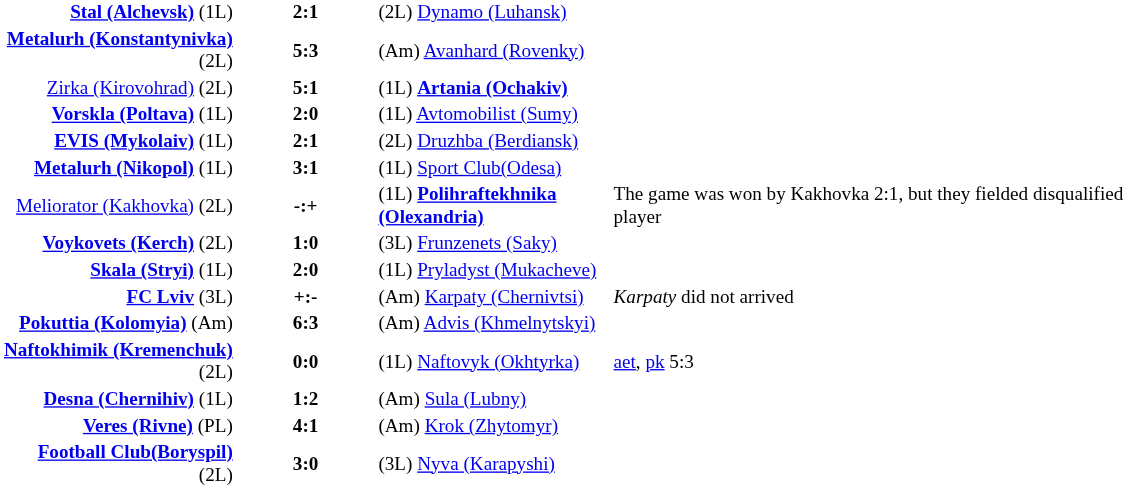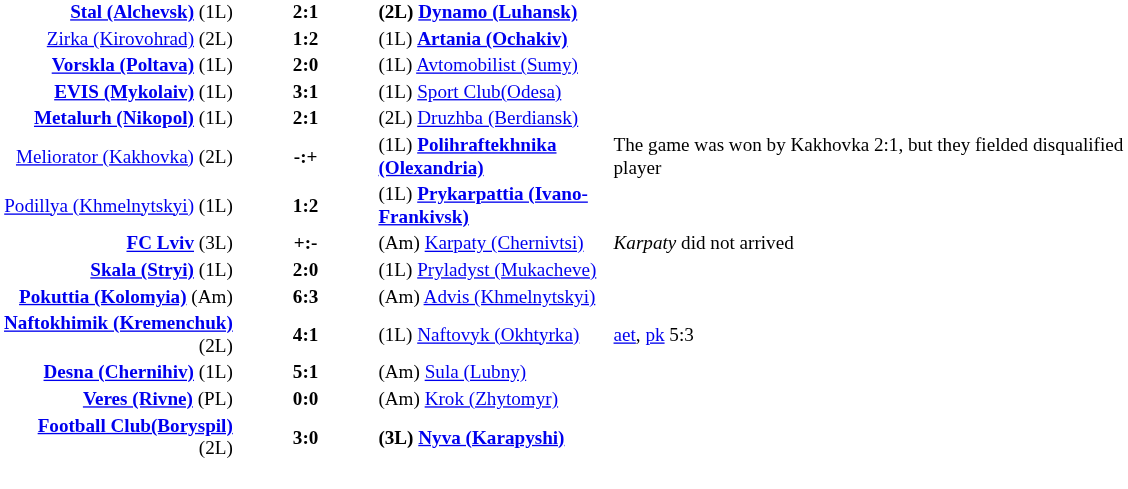(472, 11) normal -> (478, 11) bold
- row: (120, 49)
(306, 87) 5:1 -> (306, 38) 1:2
(306, 140) 2:1 -> (306, 91) 3:1
(478, 140) (2L) Druzhba (Berdiansk) -> (470, 91) (1L) Sport Club(Odesa)
(306, 167) 3:1 -> (306, 118) 2:1
(470, 167) (1L) Sport Club(Odesa) -> (478, 118) (2L) Druzhba (Berdiansk)
- row: (138, 243)
+ row: (119, 205)
rows swapped: (162, 269) <-> (180, 296)
(306, 360) 0:0 -> (306, 334) 4:1
(306, 398) 1:2 -> (306, 372) 5:1
(306, 425) 4:1 -> (306, 398) 0:0
(467, 463) normal -> (471, 436) bold
